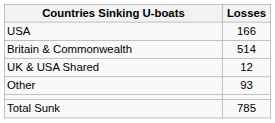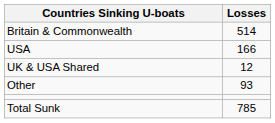rows swapped: (69, 49) <-> (19, 31)
